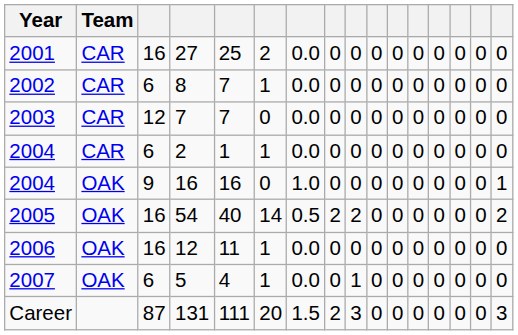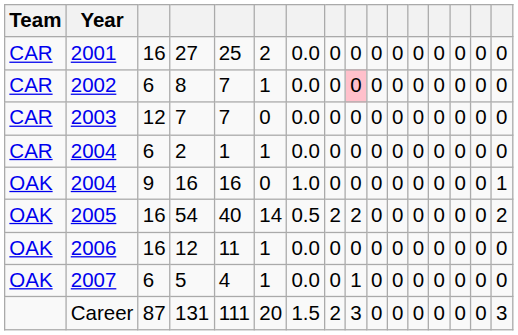columns swapped: (41, 20) <-> (107, 20)
(356, 85) no background -> (356, 85) pink background
